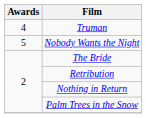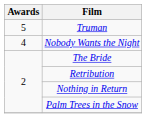(23, 27) 4 -> (23, 27) 5
(23, 43) 5 -> (23, 43) 4
